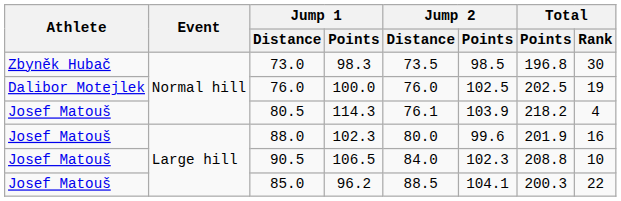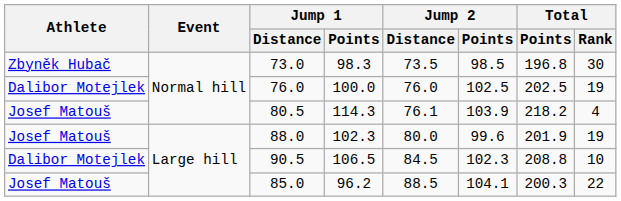(595, 136) 16 -> (595, 136) 19
(59, 160) Josef Matouš -> (77, 160) Dalibor Motejlek
(421, 160) 84.0 -> (421, 160) 84.5
